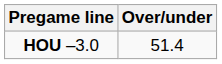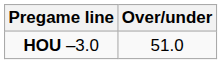(167, 44) 51.4 -> (167, 44) 51.0
